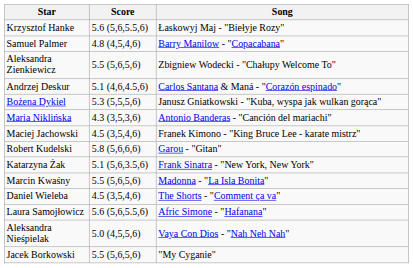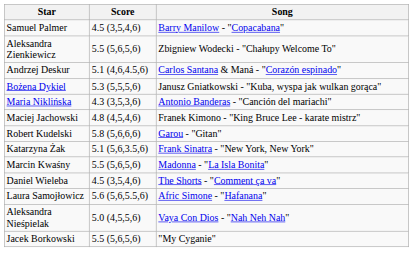- row: (40, 28)
(116, 43) 4.8 (4,5,4,6) -> (116, 28) 4.5 (3,5,4,6)
(116, 133) 4.5 (3,5,4,6) -> (116, 117) 4.8 (4,5,4,6)
